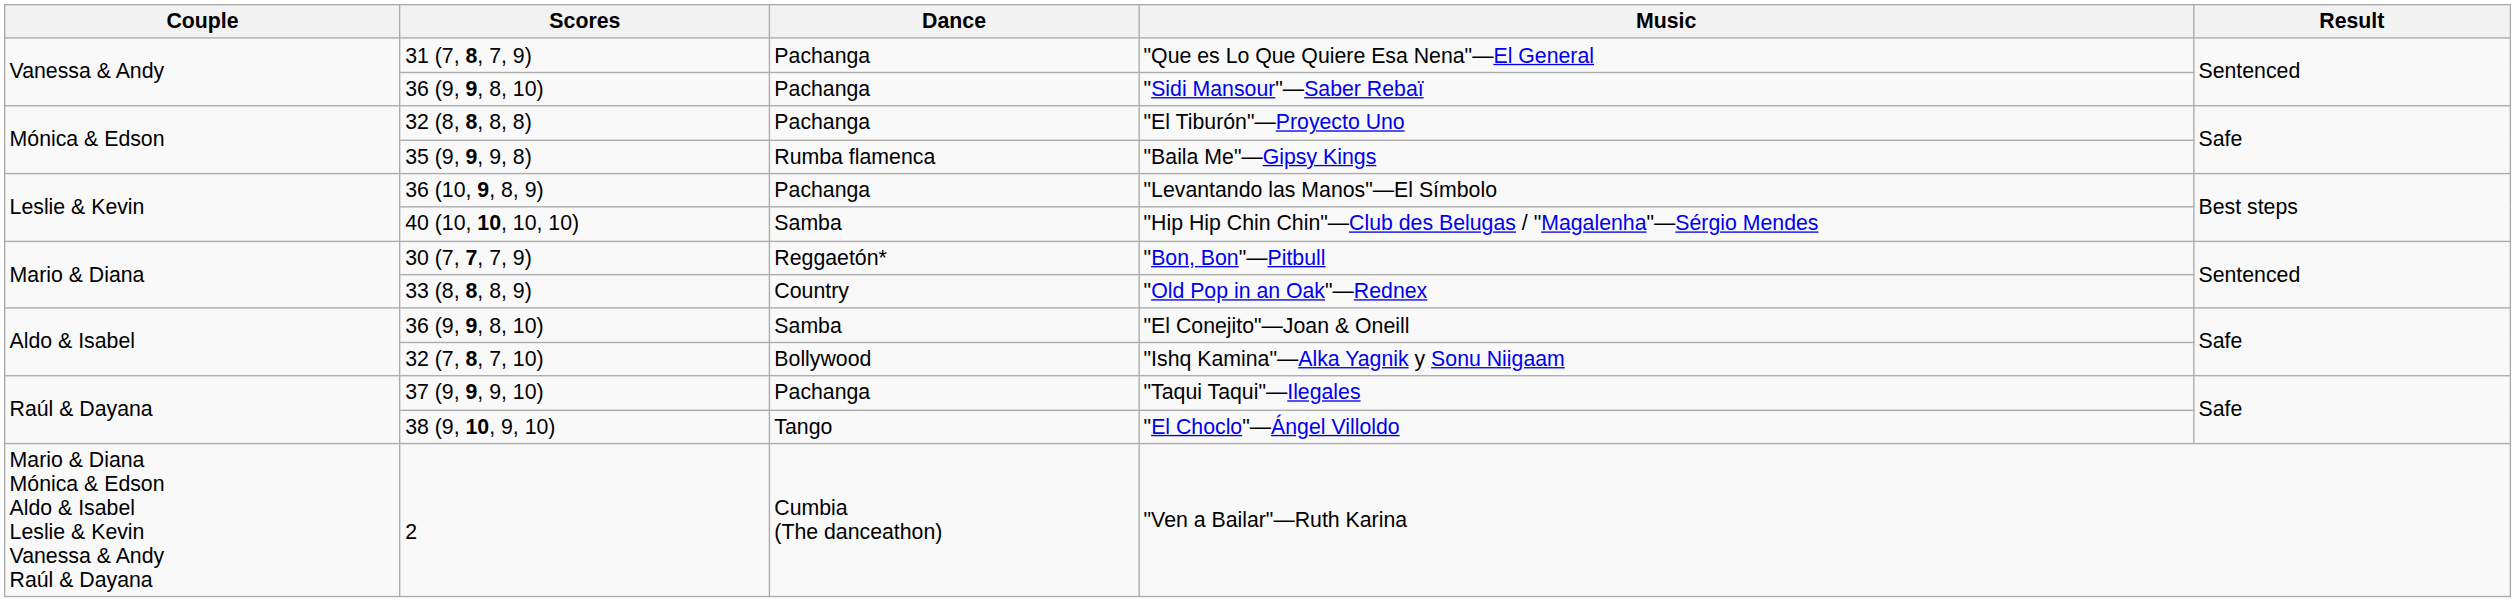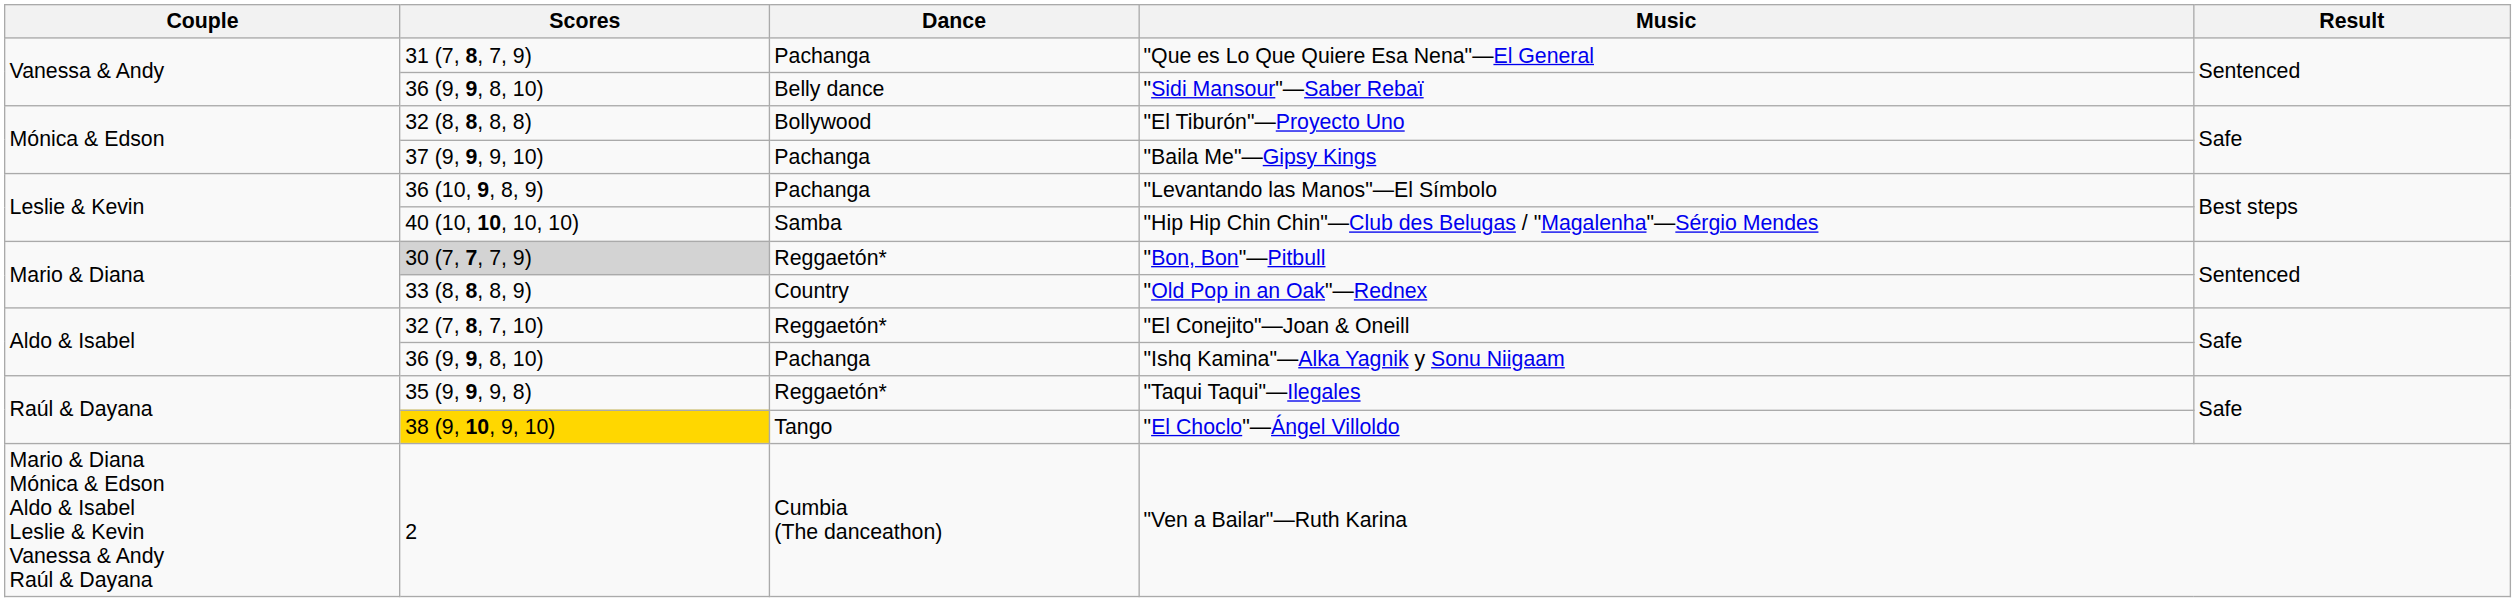(822, 88) Pachanga -> (829, 88) Belly dance
(822, 122) Pachanga -> (823, 122) Bollywood
(468, 156) 35 (9, 9, 9, 8) -> (474, 156) 37 (9, 9, 9, 10)
(855, 156) Rumba flamenca -> (822, 156) Pachanga
(468, 257) no background -> (468, 257) lightgrey background
(474, 325) 36 (9, 9, 8, 10) -> (474, 325) 32 (7, 8, 7, 10)
(808, 325) Samba -> (831, 325) Reggaetón*
(474, 358) 32 (7, 8, 7, 10) -> (474, 358) 36 (9, 9, 8, 10)
(823, 358) Bollywood -> (822, 358) Pachanga
(474, 392) 37 (9, 9, 9, 10) -> (468, 392) 35 (9, 9, 9, 8)
(822, 392) Pachanga -> (831, 392) Reggaetón*
(480, 426) no background -> (480, 426) gold background
